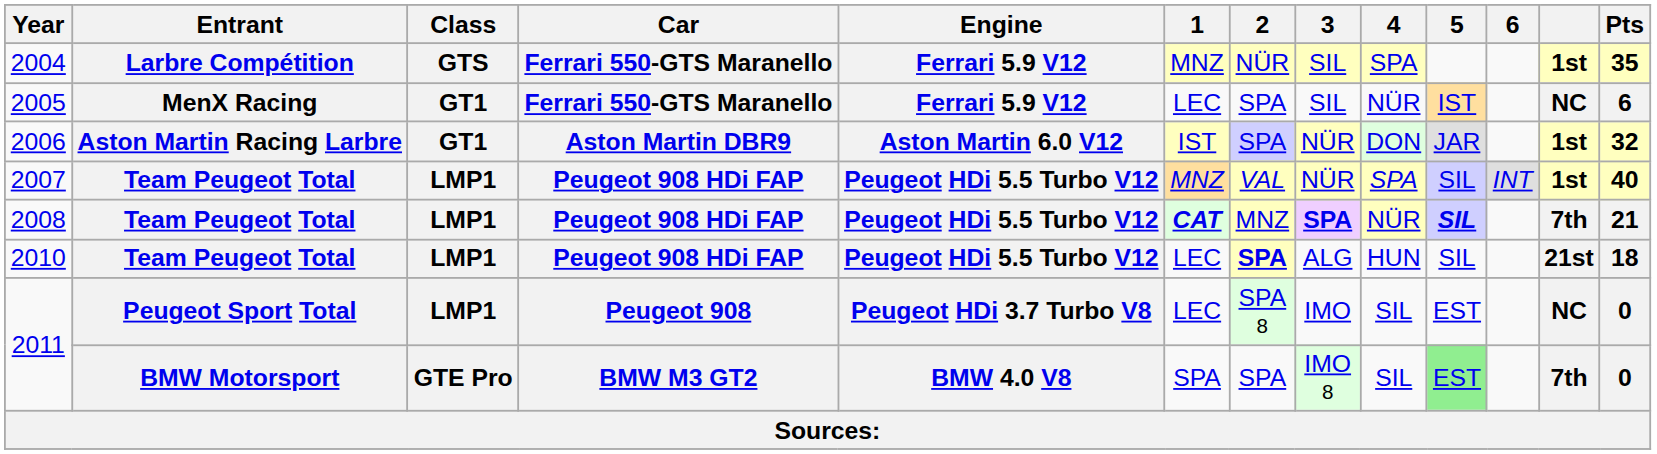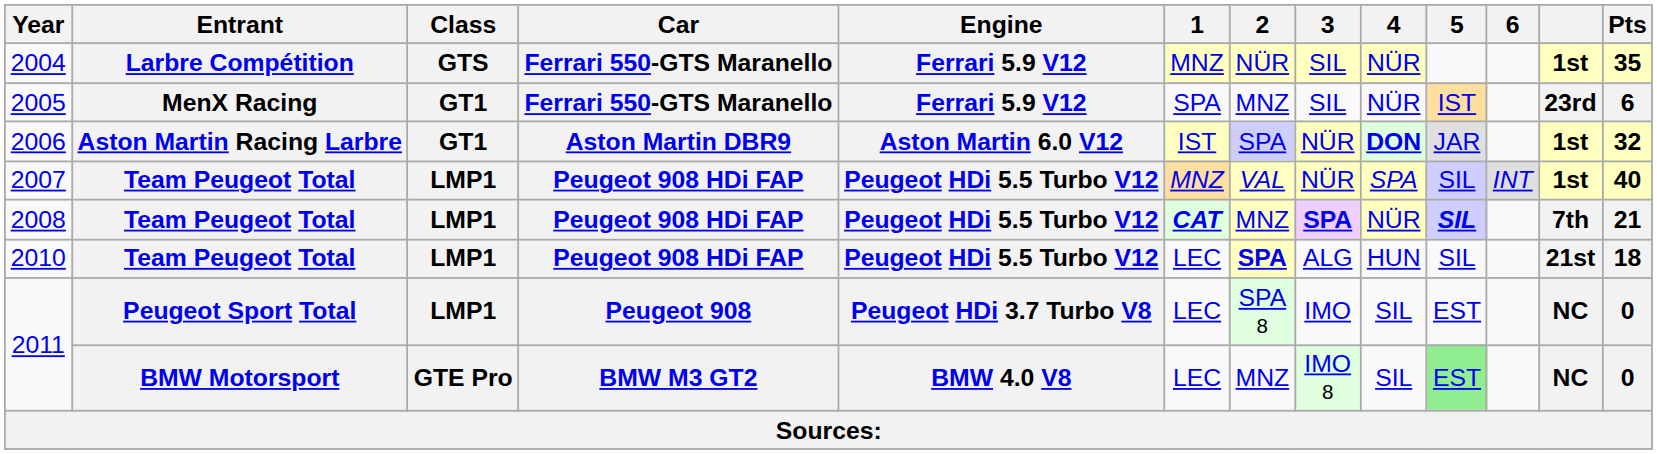(1394, 63) SPA -> (1394, 63) NÜR
(1197, 102) LEC -> (1197, 102) SPA
(1262, 102) SPA -> (1262, 102) MNZ
(1569, 102) NC -> (1570, 102) 23rd
(1394, 141) normal -> (1394, 141) bold
(1197, 377) SPA -> (1197, 377) LEC
(1262, 377) SPA -> (1262, 377) MNZ
(1569, 377) 7th -> (1570, 377) NC
